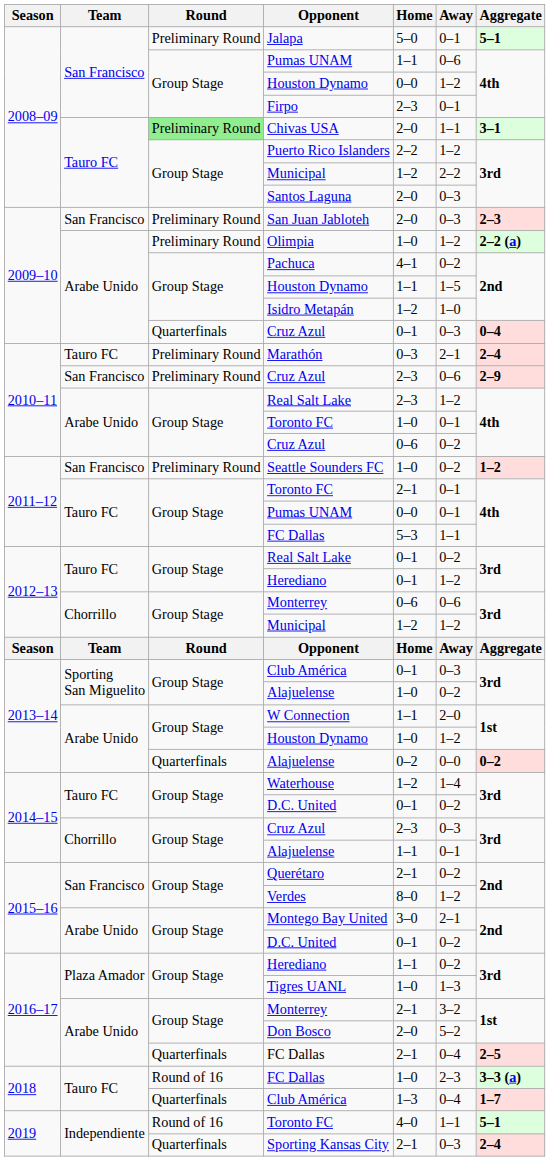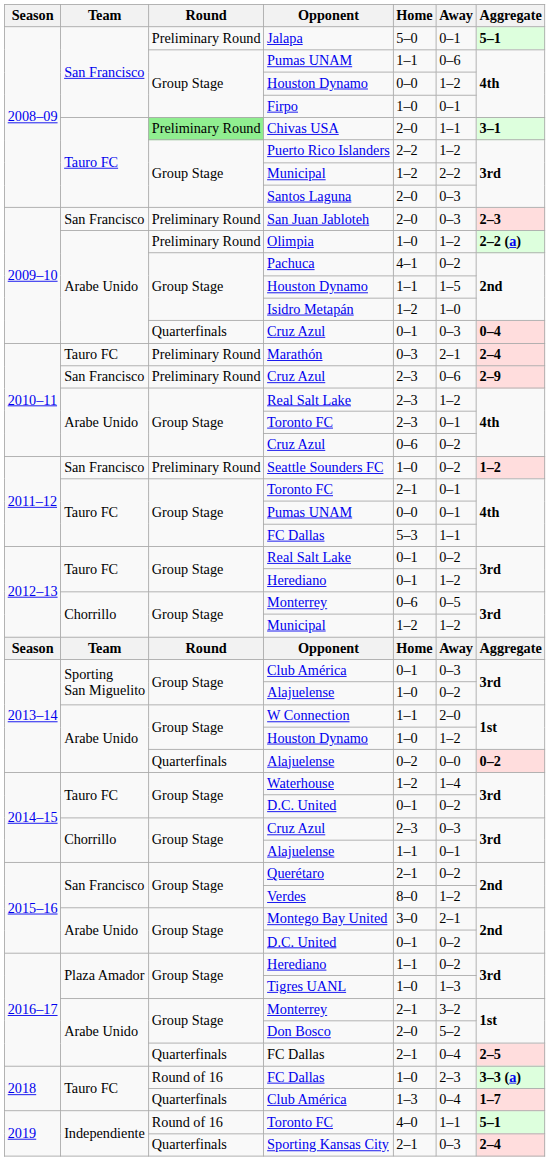(407, 106) 2–3 -> (407, 106) 1–0
(407, 422) 1–0 -> (407, 422) 2–3
(450, 602) 0–6 -> (450, 602) 0–5
